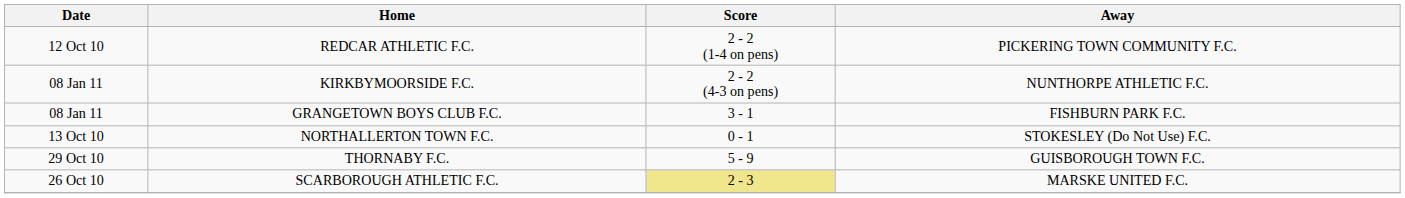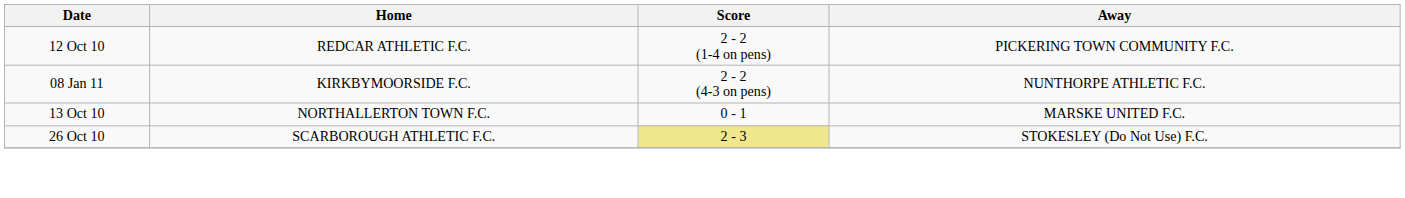- row: (397, 114)
(1118, 136) STOKESLEY (Do Not Use) F.C. -> (1114, 114) MARSKE UNITED F.C.
- row: (397, 158)
(1118, 181) MARSKE UNITED F.C. -> (1114, 136) STOKESLEY (Do Not Use) F.C.
